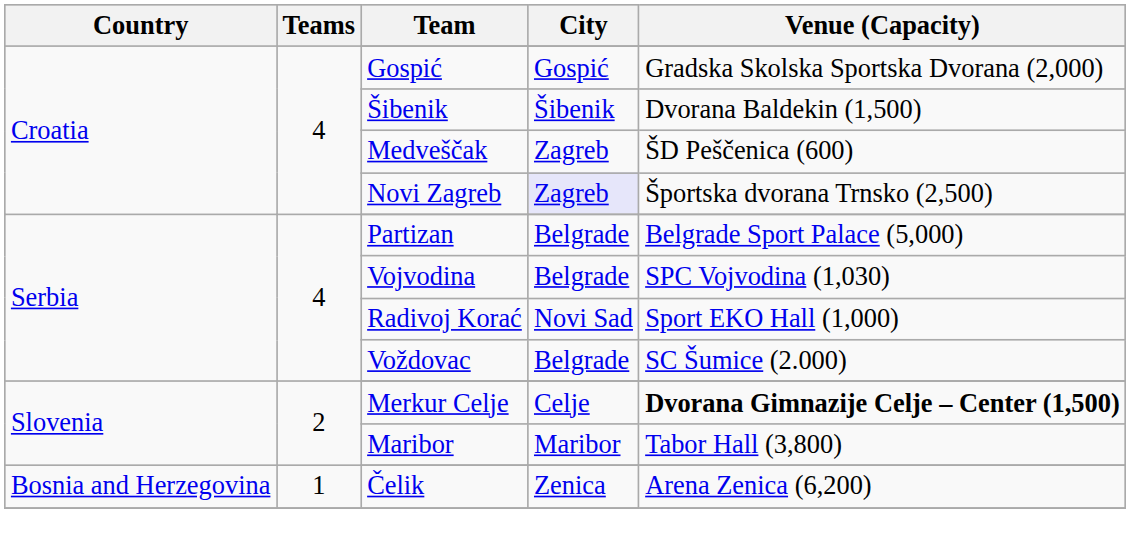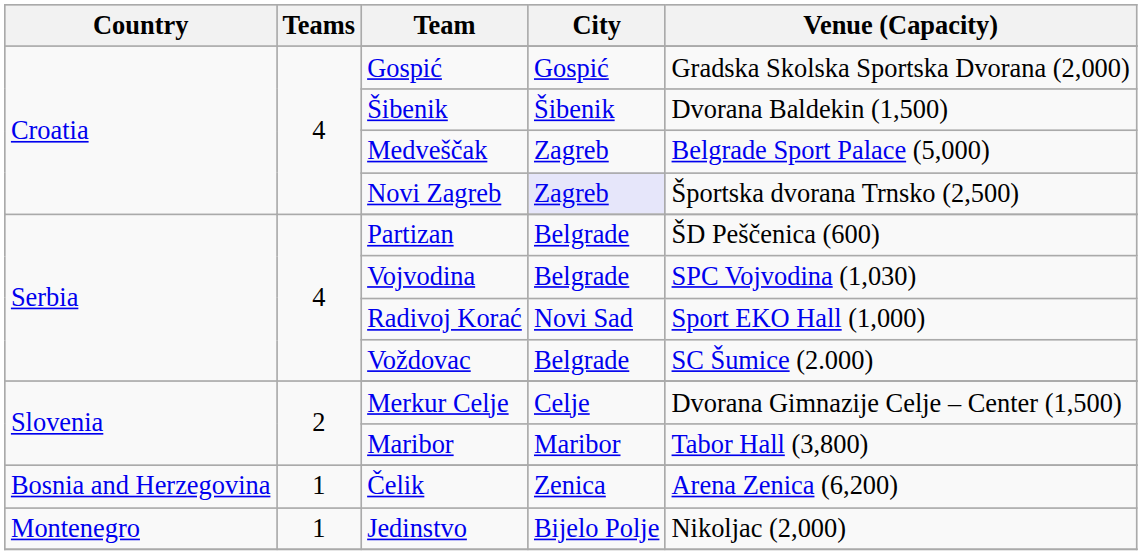(749, 151) ŠD Peščenica (600) -> (831, 151) Belgrade Sport Palace (5,000)
(804, 234) Belgrade Sport Palace (5,000) -> (776, 234) ŠD Peščenica (600)
(882, 402) bold -> (897, 402) normal
+ row: (75, 527)
